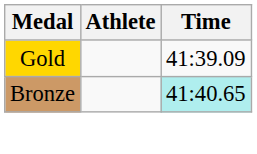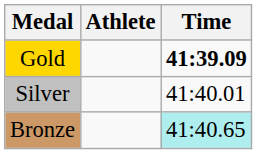(206, 58) normal -> (206, 58) bold
+ row: (42, 93)
